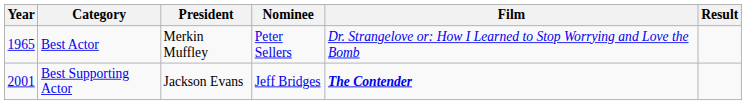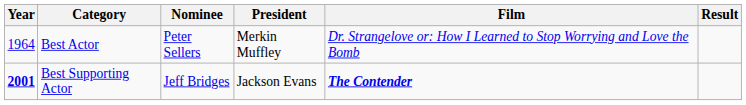columns swapped: (206, 15) <-> (288, 15)
(21, 44) 1965 -> (21, 44) 1964
(21, 81) normal -> (21, 81) bold
